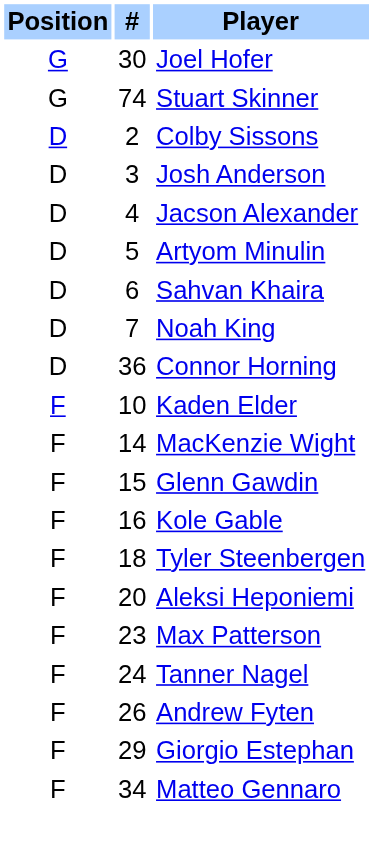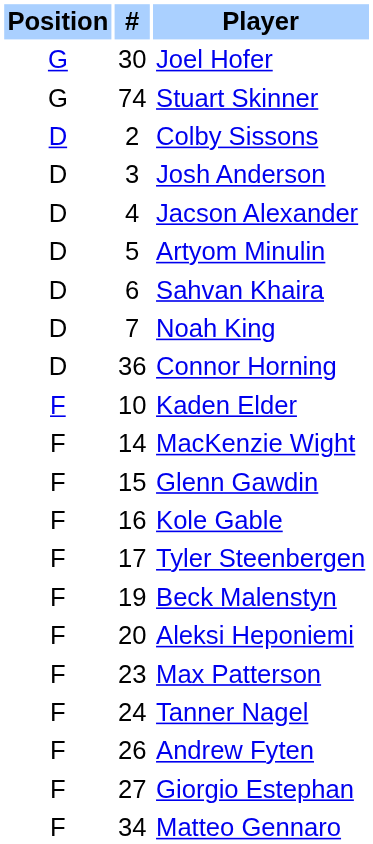(132, 559) 18 -> (132, 559) 17
+ row: (246, 597)
(132, 751) 29 -> (132, 789) 27
